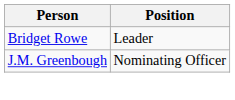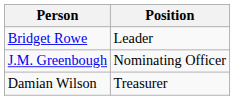+ row: (52, 83)
